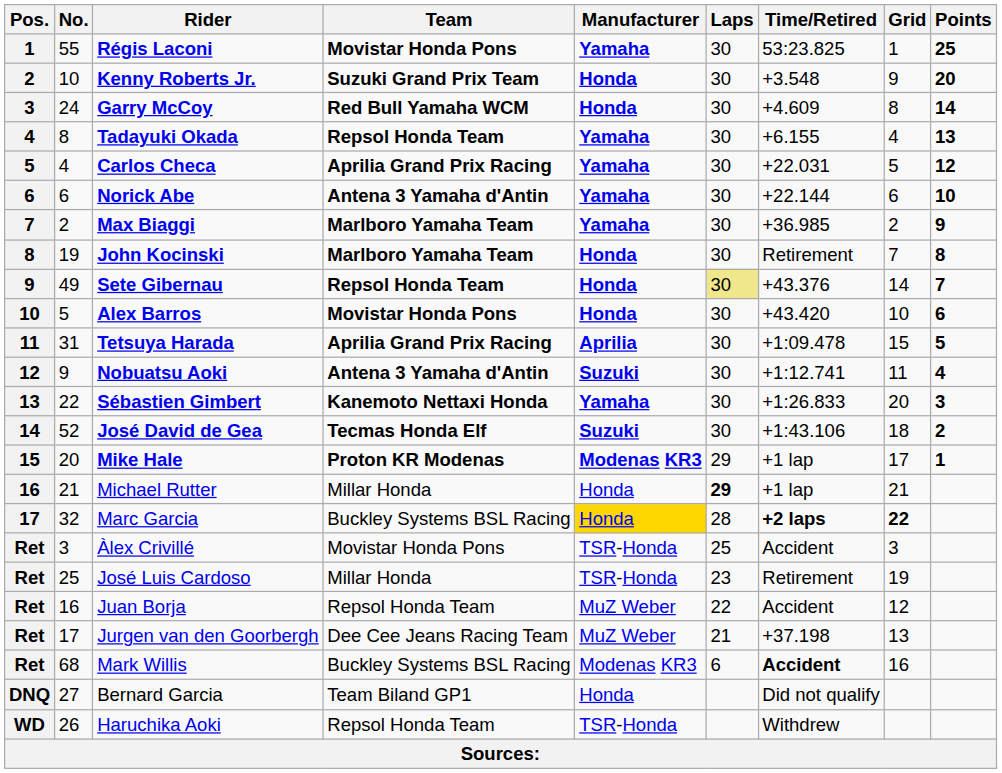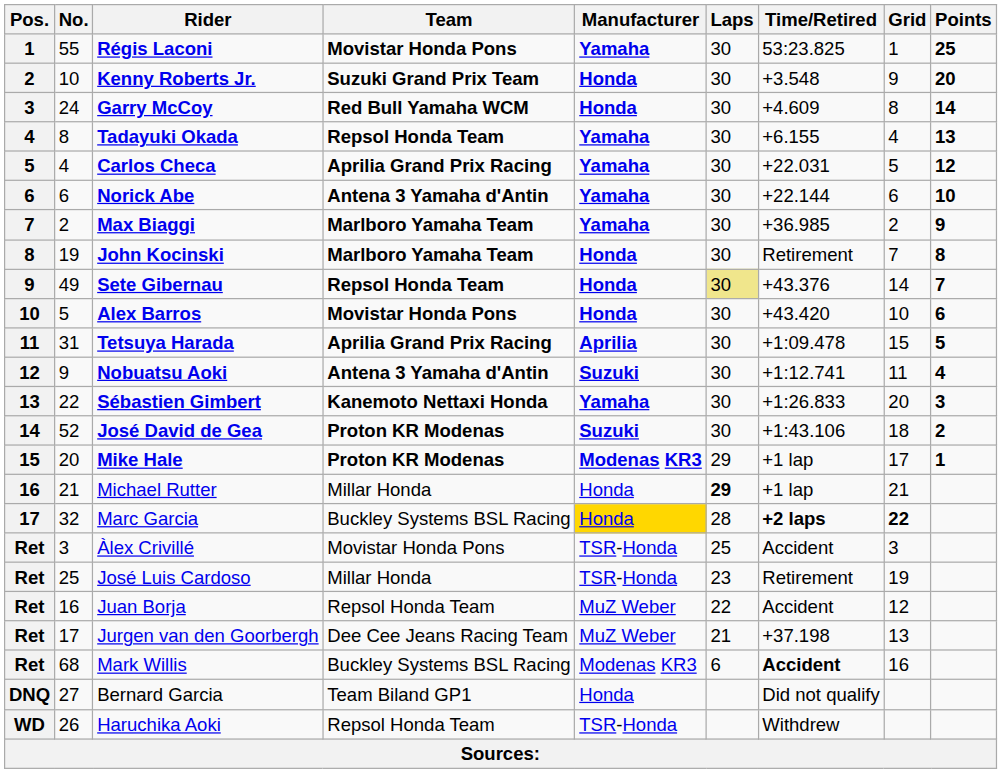(407, 430) Tecmas Honda Elf -> (416, 430) Proton KR Modenas
